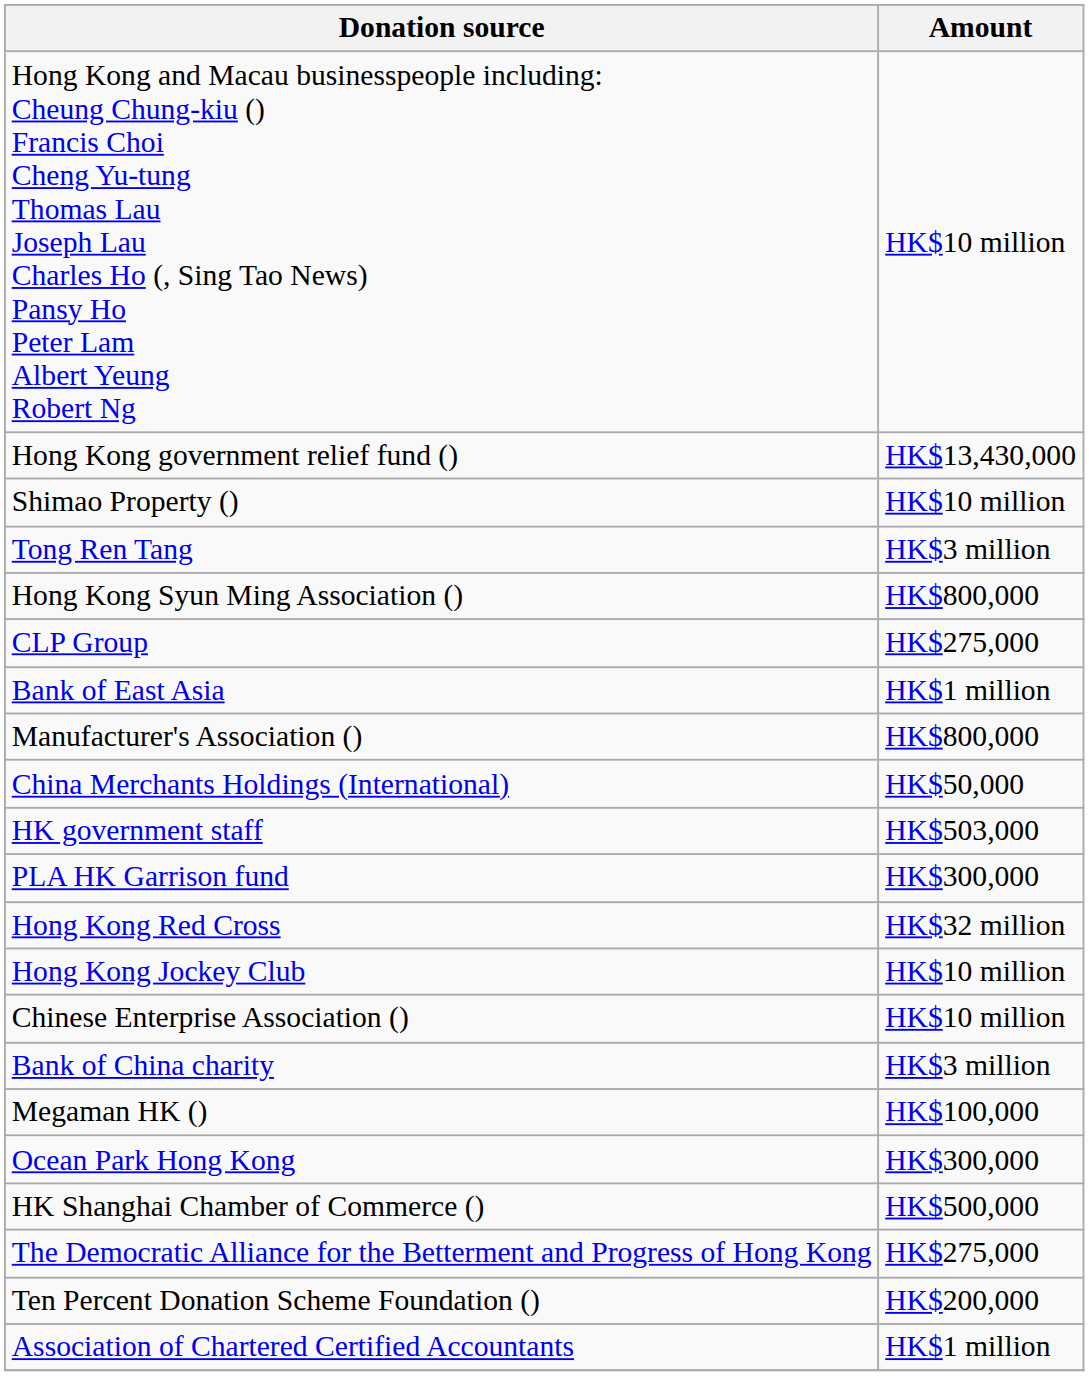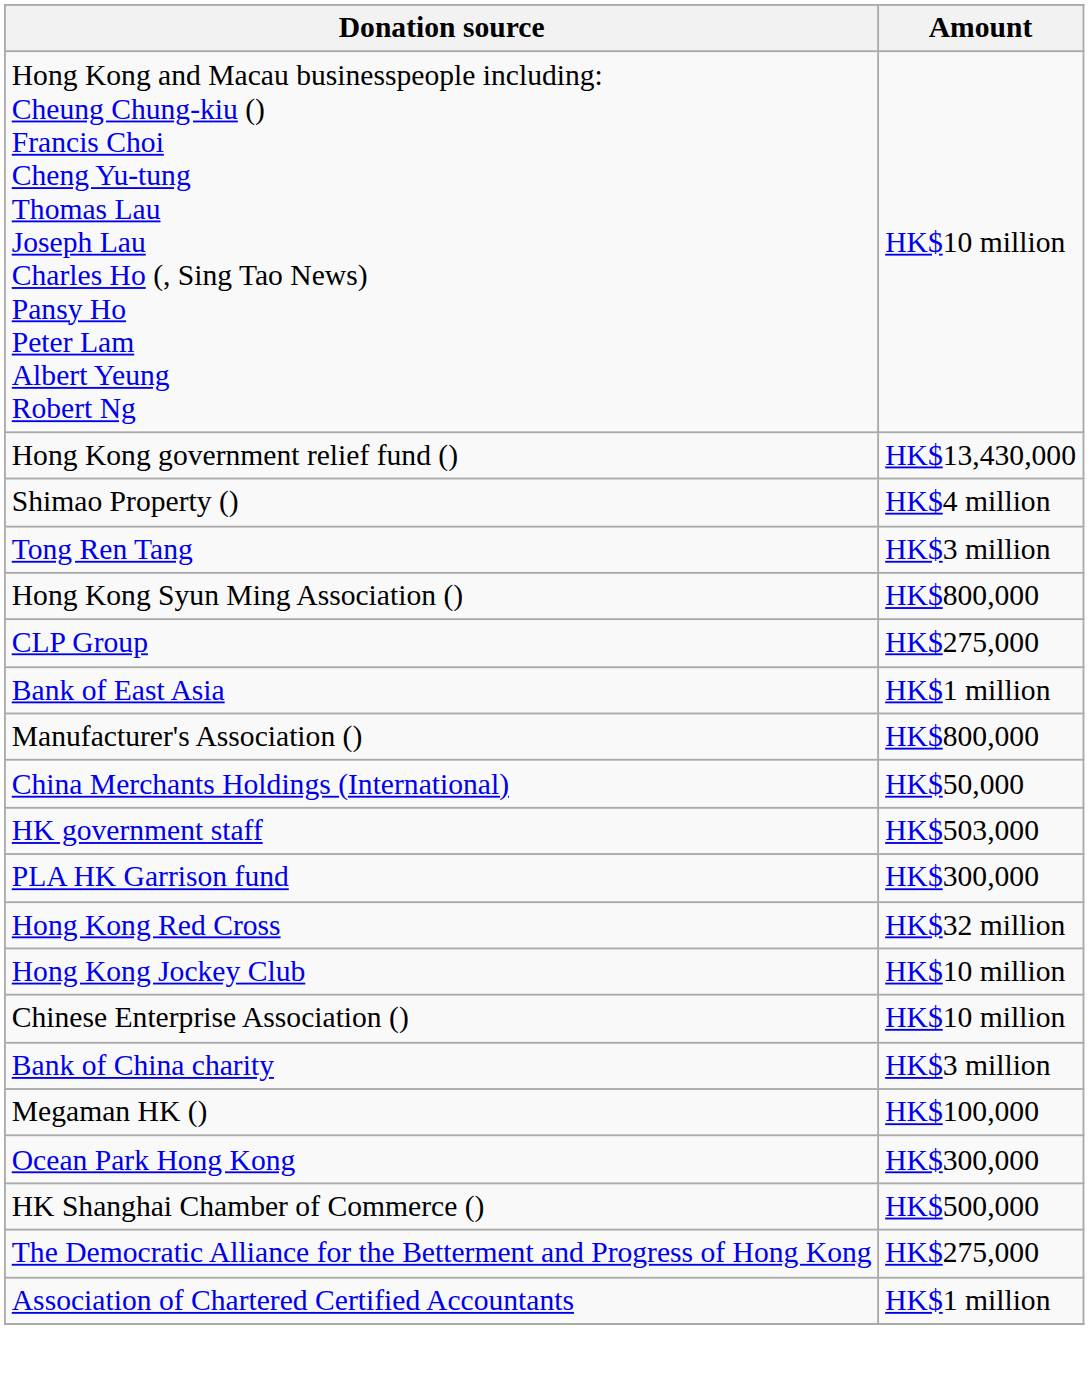(975, 501) HK$10 million -> (968, 501) HK$4 million
- row: (276, 1299)
